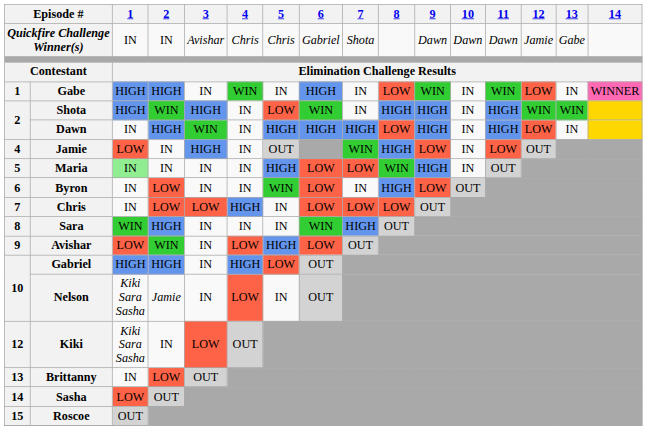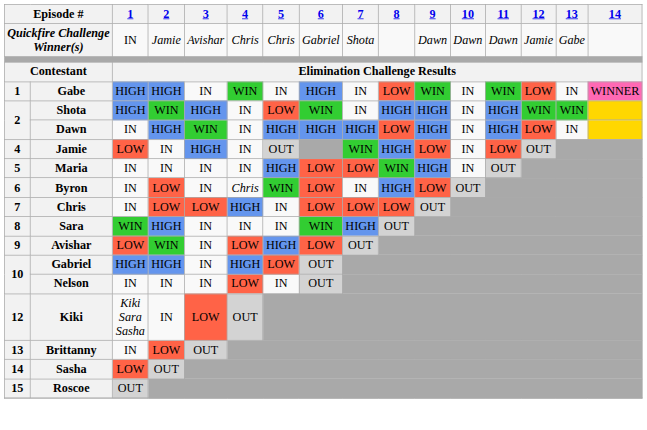(166, 40) IN -> (166, 40) Jamie
(130, 168) lightgreen background -> (130, 168) no background
(245, 187) IN -> (245, 187) Chris
(130, 297) Kiki Sara Sasha -> (130, 284) IN
(166, 297) Jamie -> (166, 284) IN
